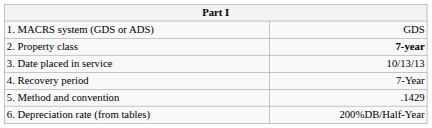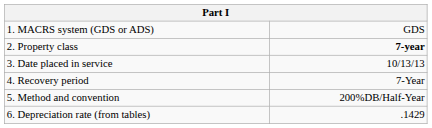(413, 98) .1429 -> (382, 98) 200%DB/Half-Year
(382, 115) 200%DB/Half-Year -> (413, 115) .1429
